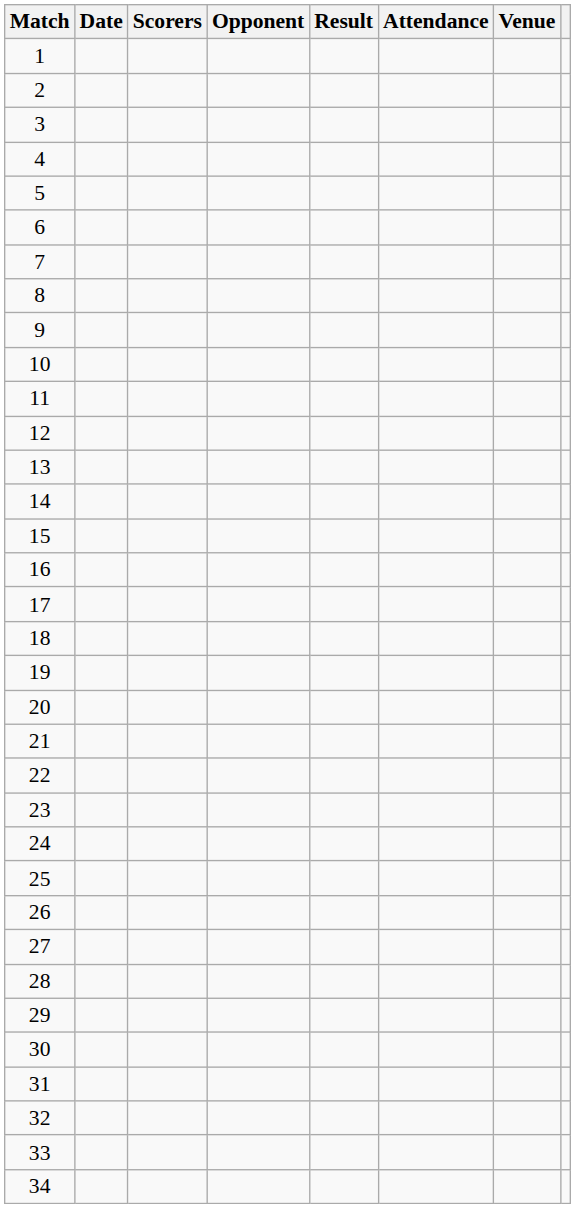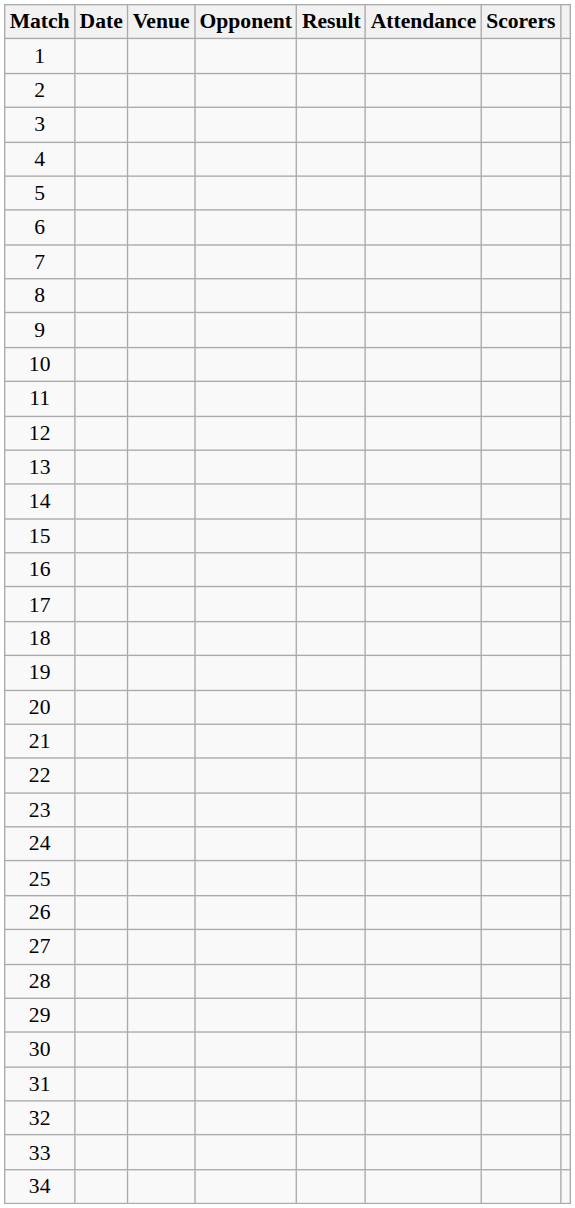columns swapped: (527, 21) <-> (167, 21)
